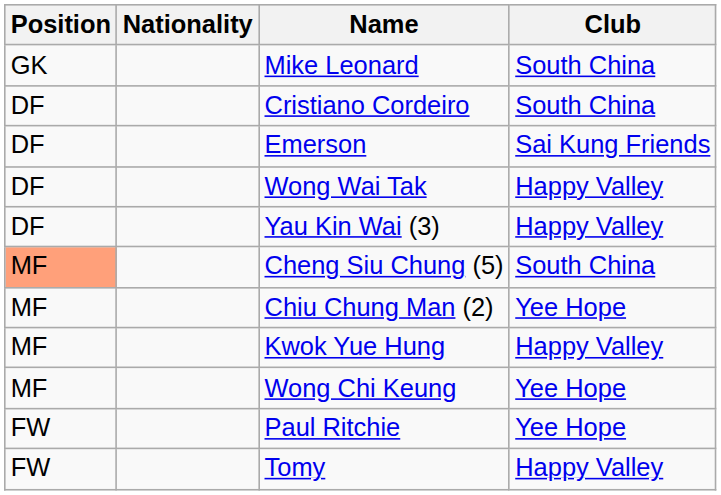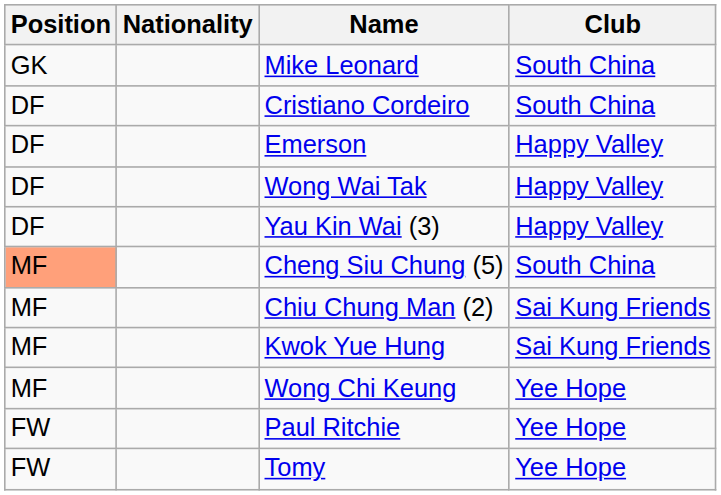(613, 145) Sai Kung Friends -> (589, 145) Happy Valley
(571, 307) Yee Hope -> (613, 307) Sai Kung Friends
(589, 347) Happy Valley -> (613, 347) Sai Kung Friends
(589, 468) Happy Valley -> (571, 468) Yee Hope
